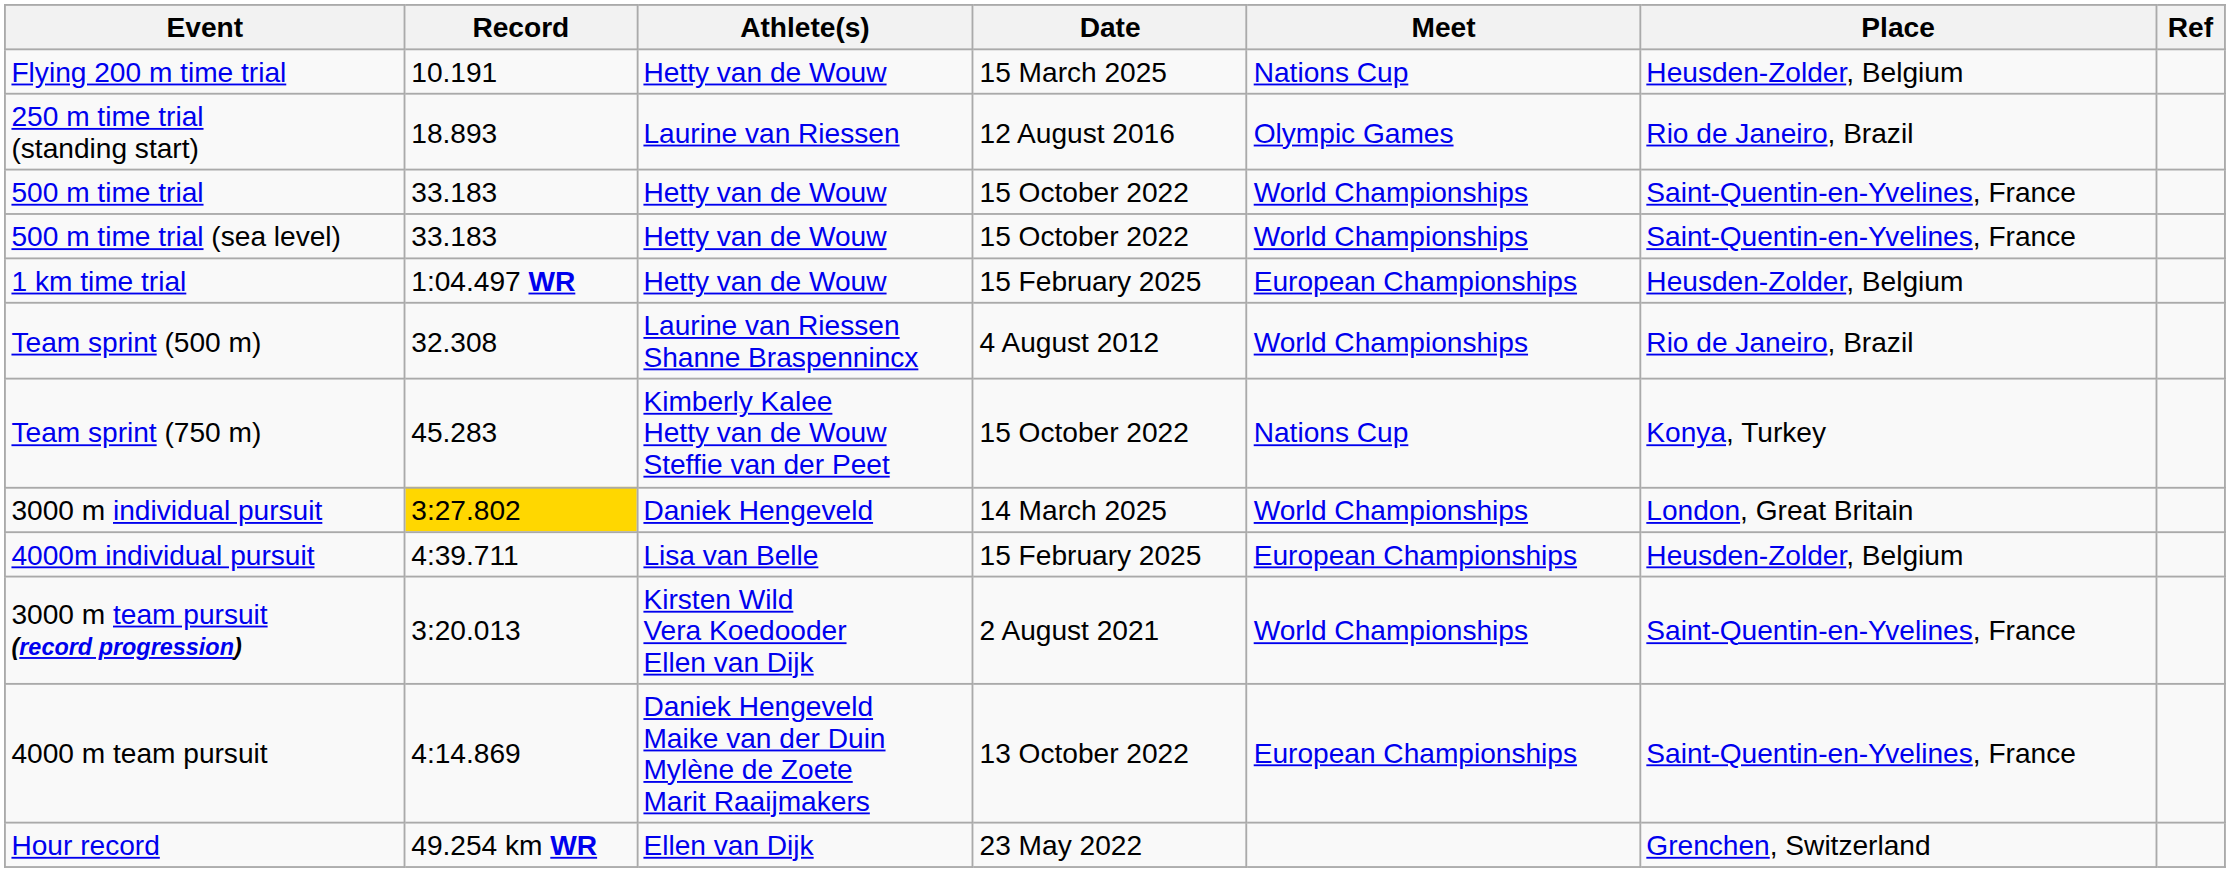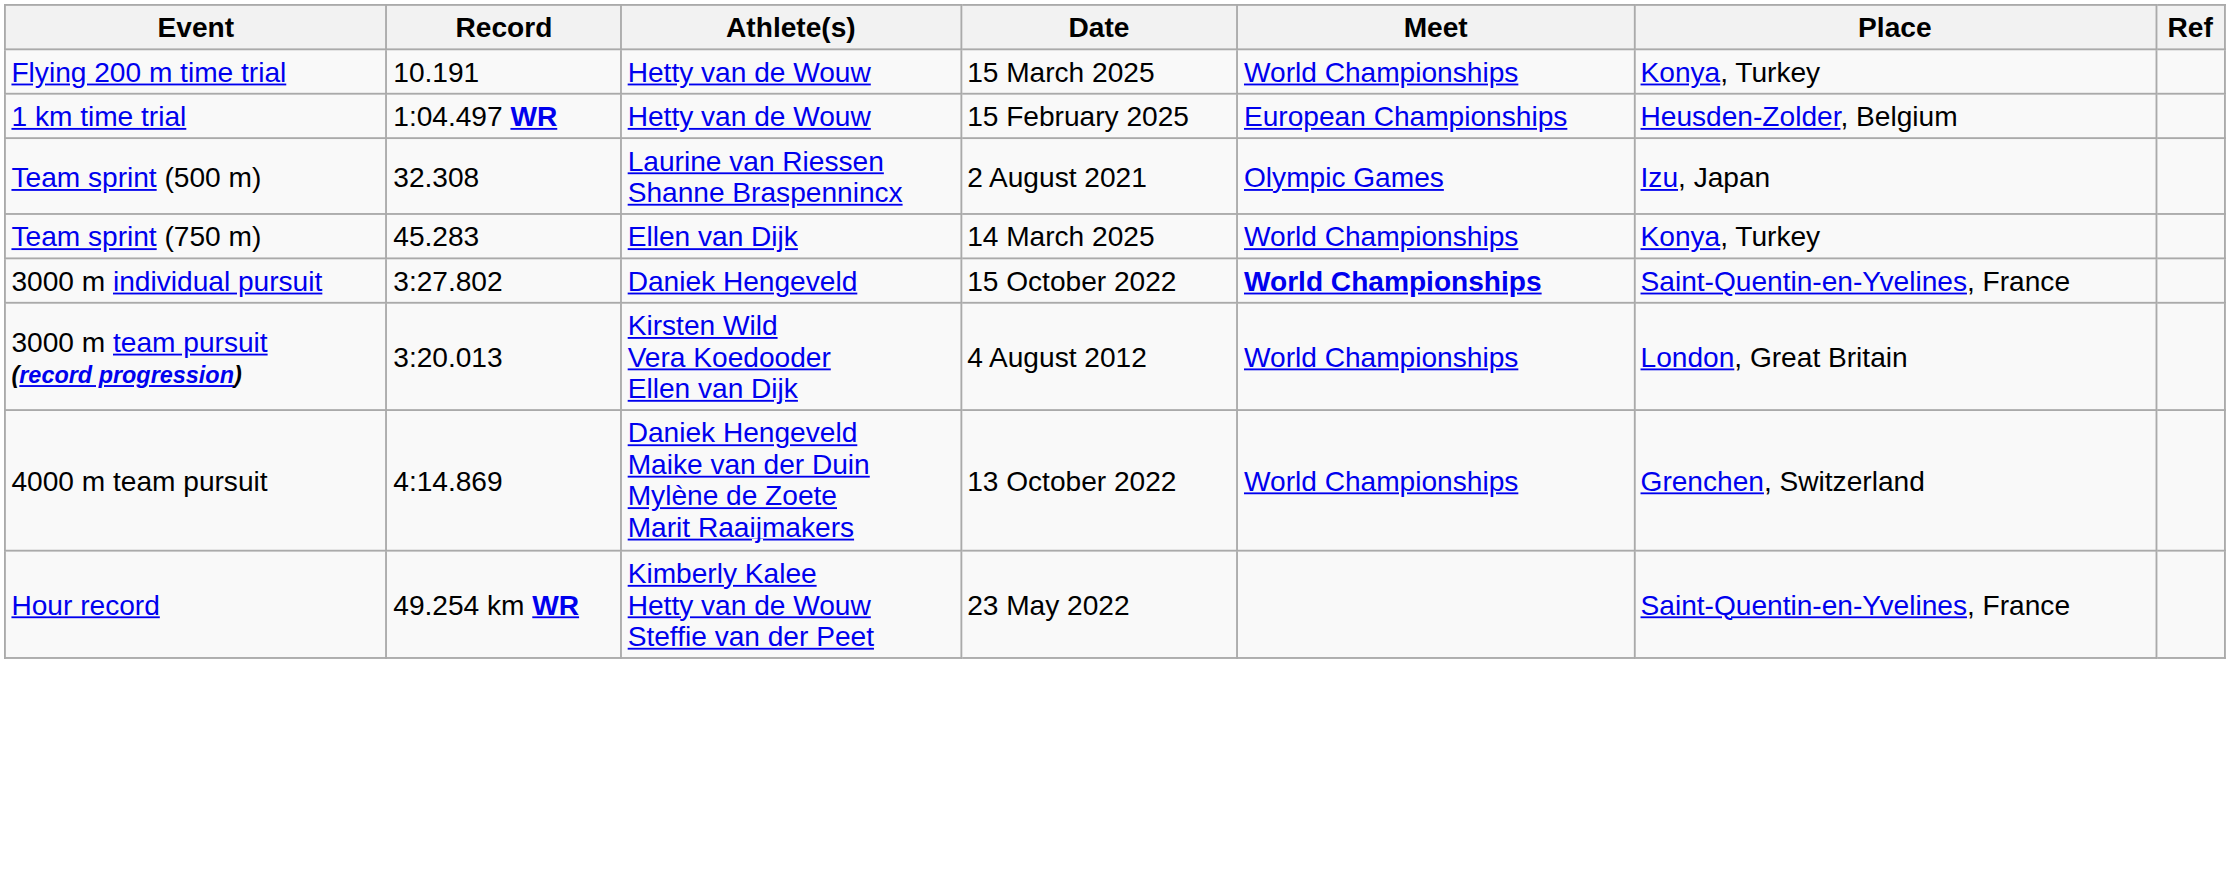(1331, 72) Nations Cup -> (1381, 72) World Championships
(1805, 72) Heusden-Zolder, Belgium -> (1730, 72) Konya, Turkey
- row: (107, 132)
- row: (107, 192)
- row: (176, 237)
(1069, 342) 4 August 2012 -> (1057, 177) 2 August 2021
(1391, 342) World Championships -> (1344, 177) Olympic Games
(1780, 342) Rio de Janeiro, Brazil -> (1705, 177) Izu, Japan
(767, 433) Kimberly Kalee Hetty van de Wouw Steffie van der Peet -> (713, 237) Ellen van Dijk
(1084, 433) 15 October 2022 -> (1061, 237) 14 March 2025
(1331, 433) Nations Cup -> (1381, 237) World Championships
(466, 509) gold background -> (448, 281) no background
(1073, 509) 14 March 2025 -> (1072, 281) 15 October 2022
(1391, 509) normal -> (1393, 281) bold
(1780, 509) London, Great Britain -> (1855, 281) Saint-Quentin-en-Yvelines, France
- row: (163, 554)
(1069, 630) 2 August 2021 -> (1057, 357) 4 August 2012
(1861, 630) Saint-Quentin-en-Yvelines, France -> (1774, 357) London, Great Britain
(1415, 753) European Championships -> (1381, 481) World Championships
(1861, 753) Saint-Quentin-en-Yvelines, France -> (1783, 481) Grenchen, Switzerland
(729, 845) Ellen van Dijk -> (751, 604) Kimberly Kalee Hetty van de Wouw Steffie van der Peet
(1788, 845) Grenchen, Switzerland -> (1855, 604) Saint-Quentin-en-Yvelines, France
